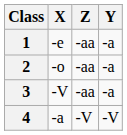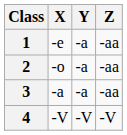columns swapped: (111, 17) <-> (85, 17)
(60, 92) -V -> (58, 92) -a
(58, 117) -a -> (60, 117) -V
